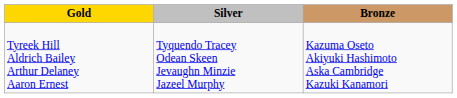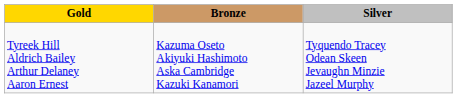columns swapped: (228, 13) <-> (378, 13)
